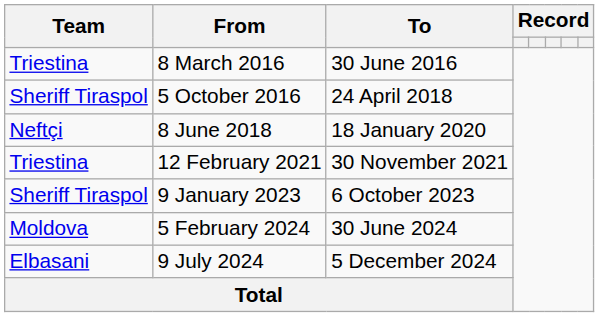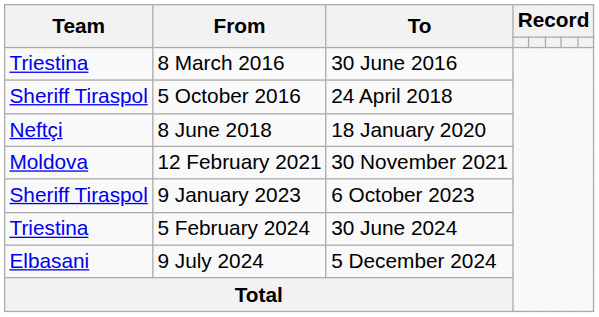(49, 162) Triestina -> (49, 162) Moldova
(49, 228) Moldova -> (49, 228) Triestina
